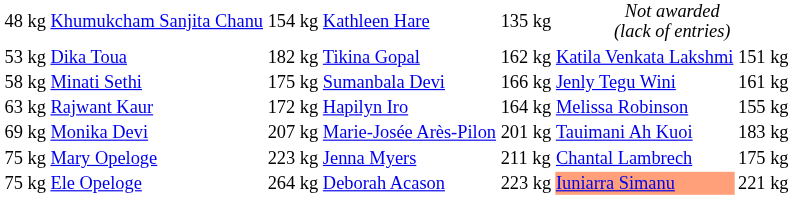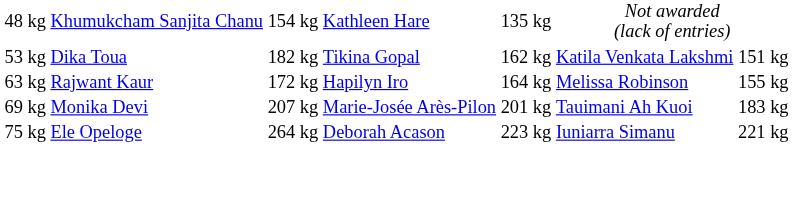- row: (96, 82)
- row: (104, 157)
(615, 183) lightsalmon background -> (615, 132) no background
